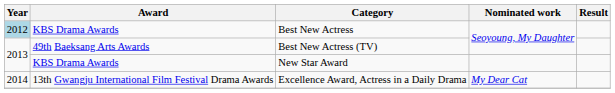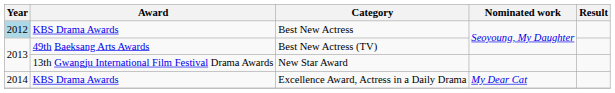(76, 63) KBS Drama Awards -> (153, 63) 13th Gwangju International Film Festival Drama Awards
(153, 79) 13th Gwangju International Film Festival Drama Awards -> (76, 79) KBS Drama Awards
